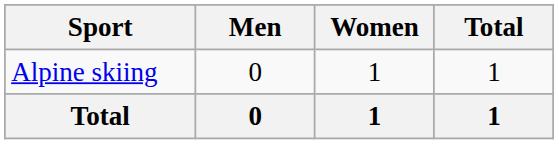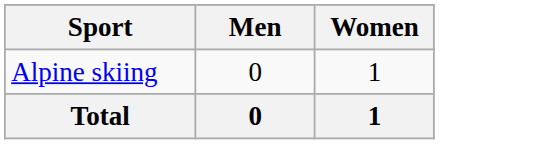- column: (494, 26)
